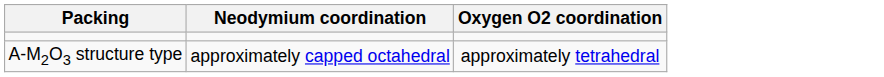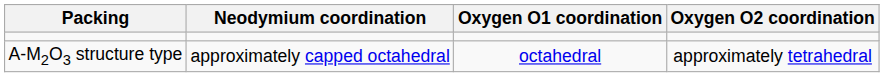+ column: (560, 18)
